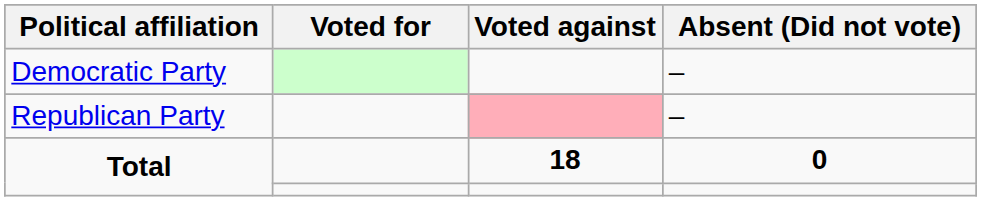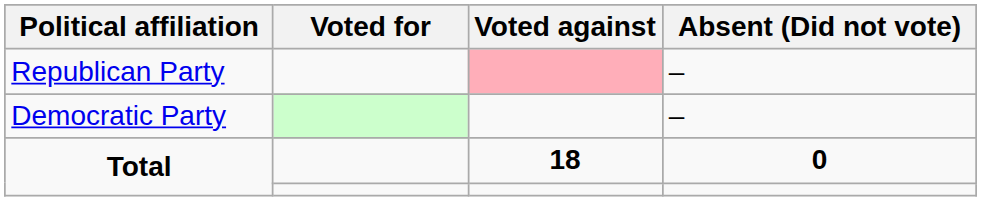rows swapped: (119, 71) <-> (118, 115)
